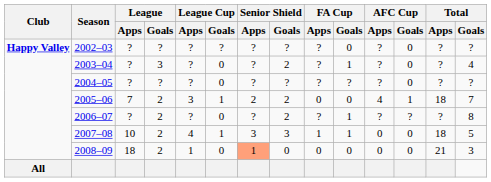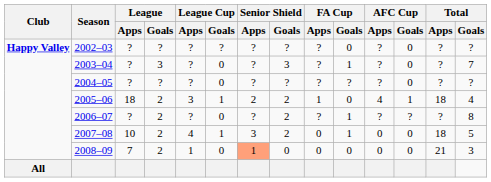(287, 64) 2 -> (287, 64) 3
(471, 64) 4 -> (471, 64) 7
(130, 99) 7 -> (130, 99) 18
(319, 99) 0 -> (319, 99) 1
(471, 99) 7 -> (471, 99) 4
(287, 133) 3 -> (287, 133) 2
(319, 133) 1 -> (319, 133) 0
(130, 151) 18 -> (130, 151) 7
